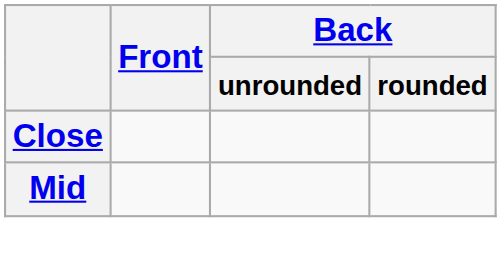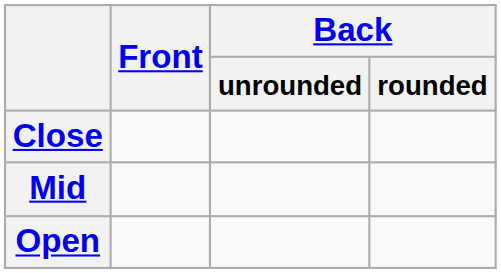+ row: (58, 240)
